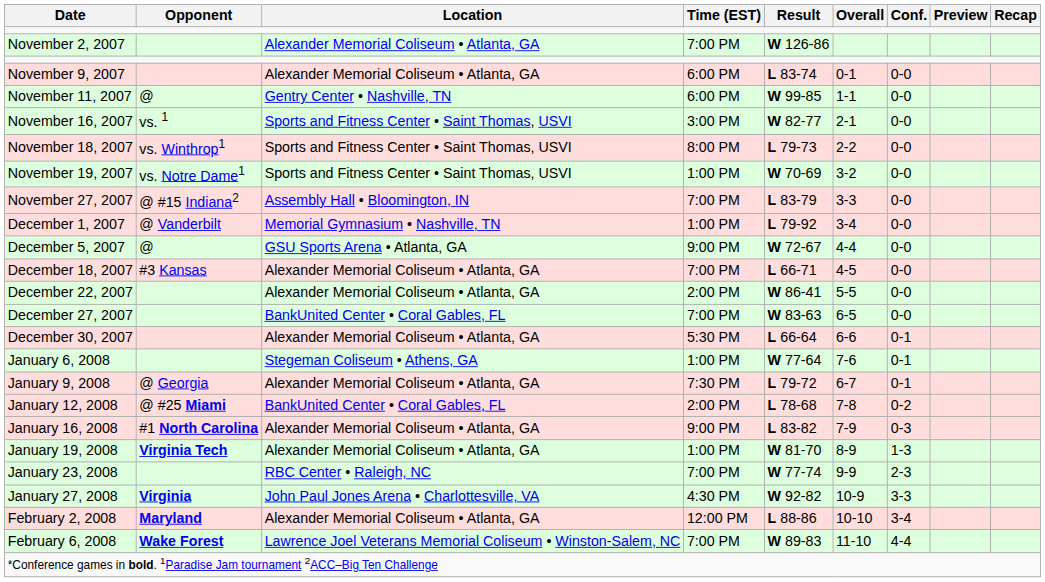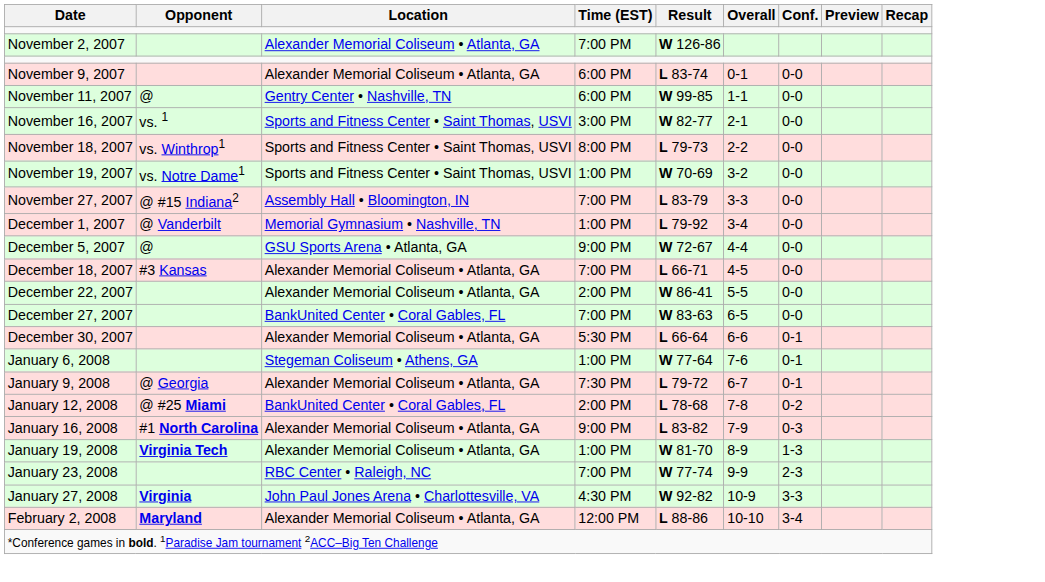- row: (62, 541)
